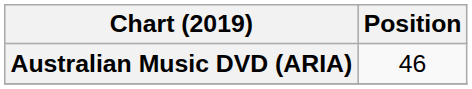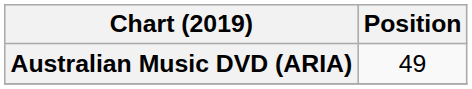(413, 63) 46 -> (413, 63) 49
